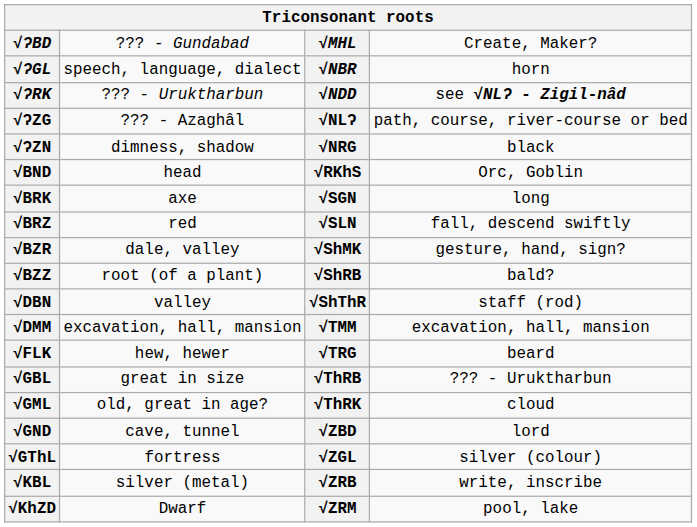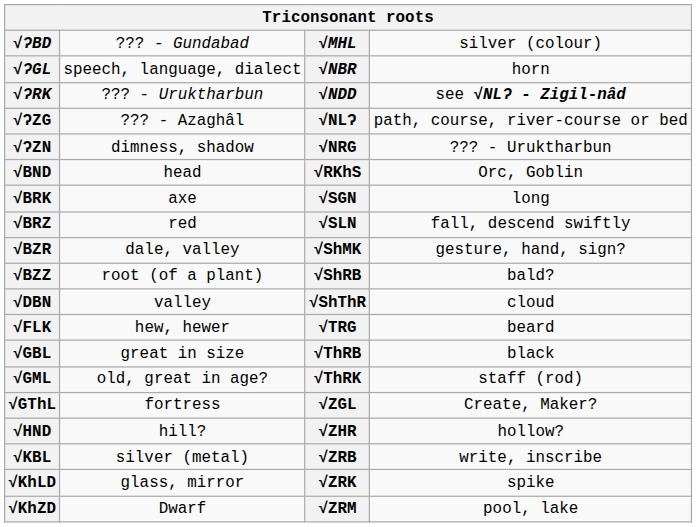(531, 43) Create, Maker? -> (531, 43) silver (colour)
(531, 147) black -> (531, 147) ??? - Uruktharbun
(531, 302) staff (rod) -> (531, 302) cloud
- row: (32, 328)
(531, 379) ??? - Uruktharbun -> (531, 354) black
(531, 405) cloud -> (531, 379) staff (rod)
- row: (32, 431)
(531, 457) silver (colour) -> (531, 405) Create, Maker?
+ row: (32, 431)
+ row: (32, 483)
